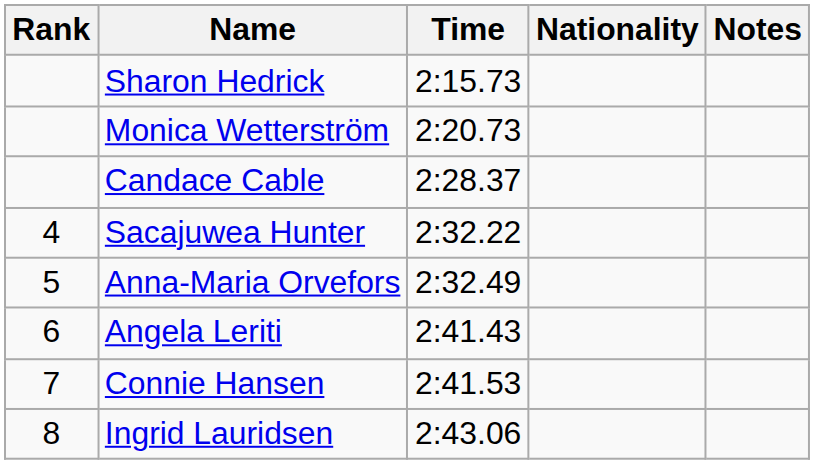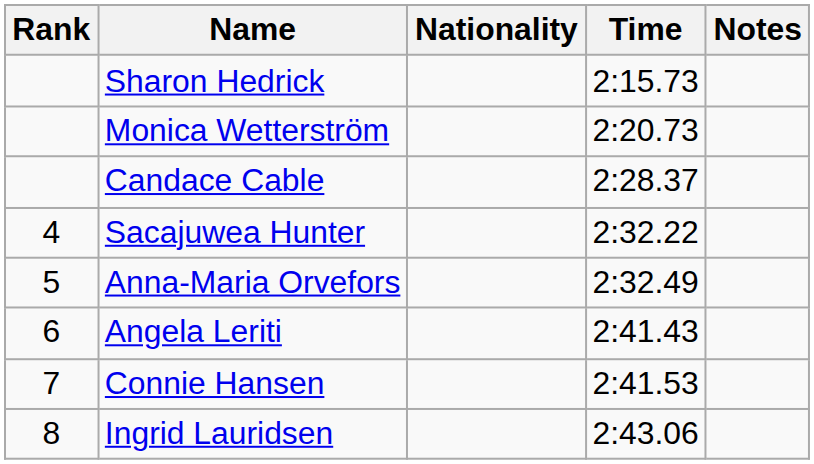columns swapped: (617, 29) <-> (468, 29)
